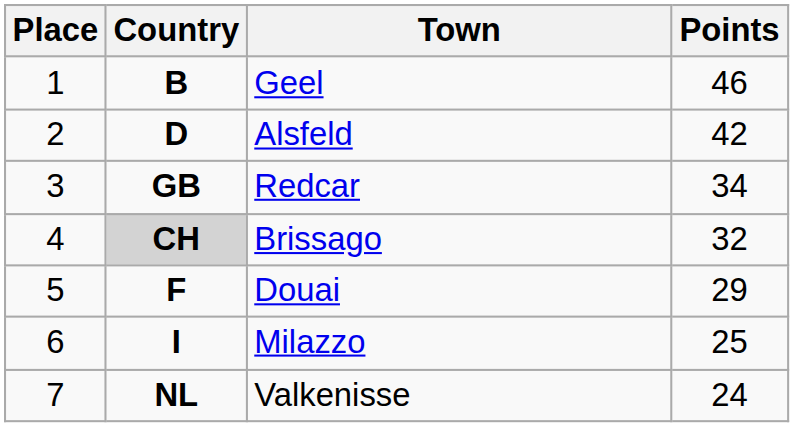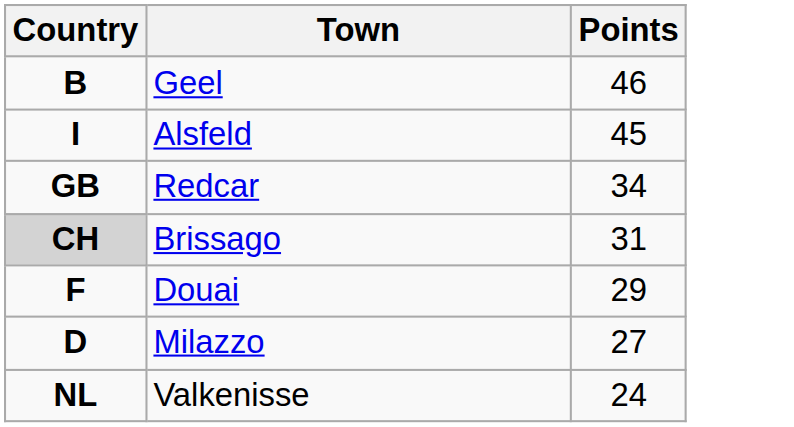- column: (55, 30)
(176, 134) D -> (75, 134) I
(729, 134) 42 -> (629, 134) 45
(729, 238) 32 -> (629, 238) 31
(176, 342) I -> (75, 342) D
(729, 342) 25 -> (629, 342) 27
